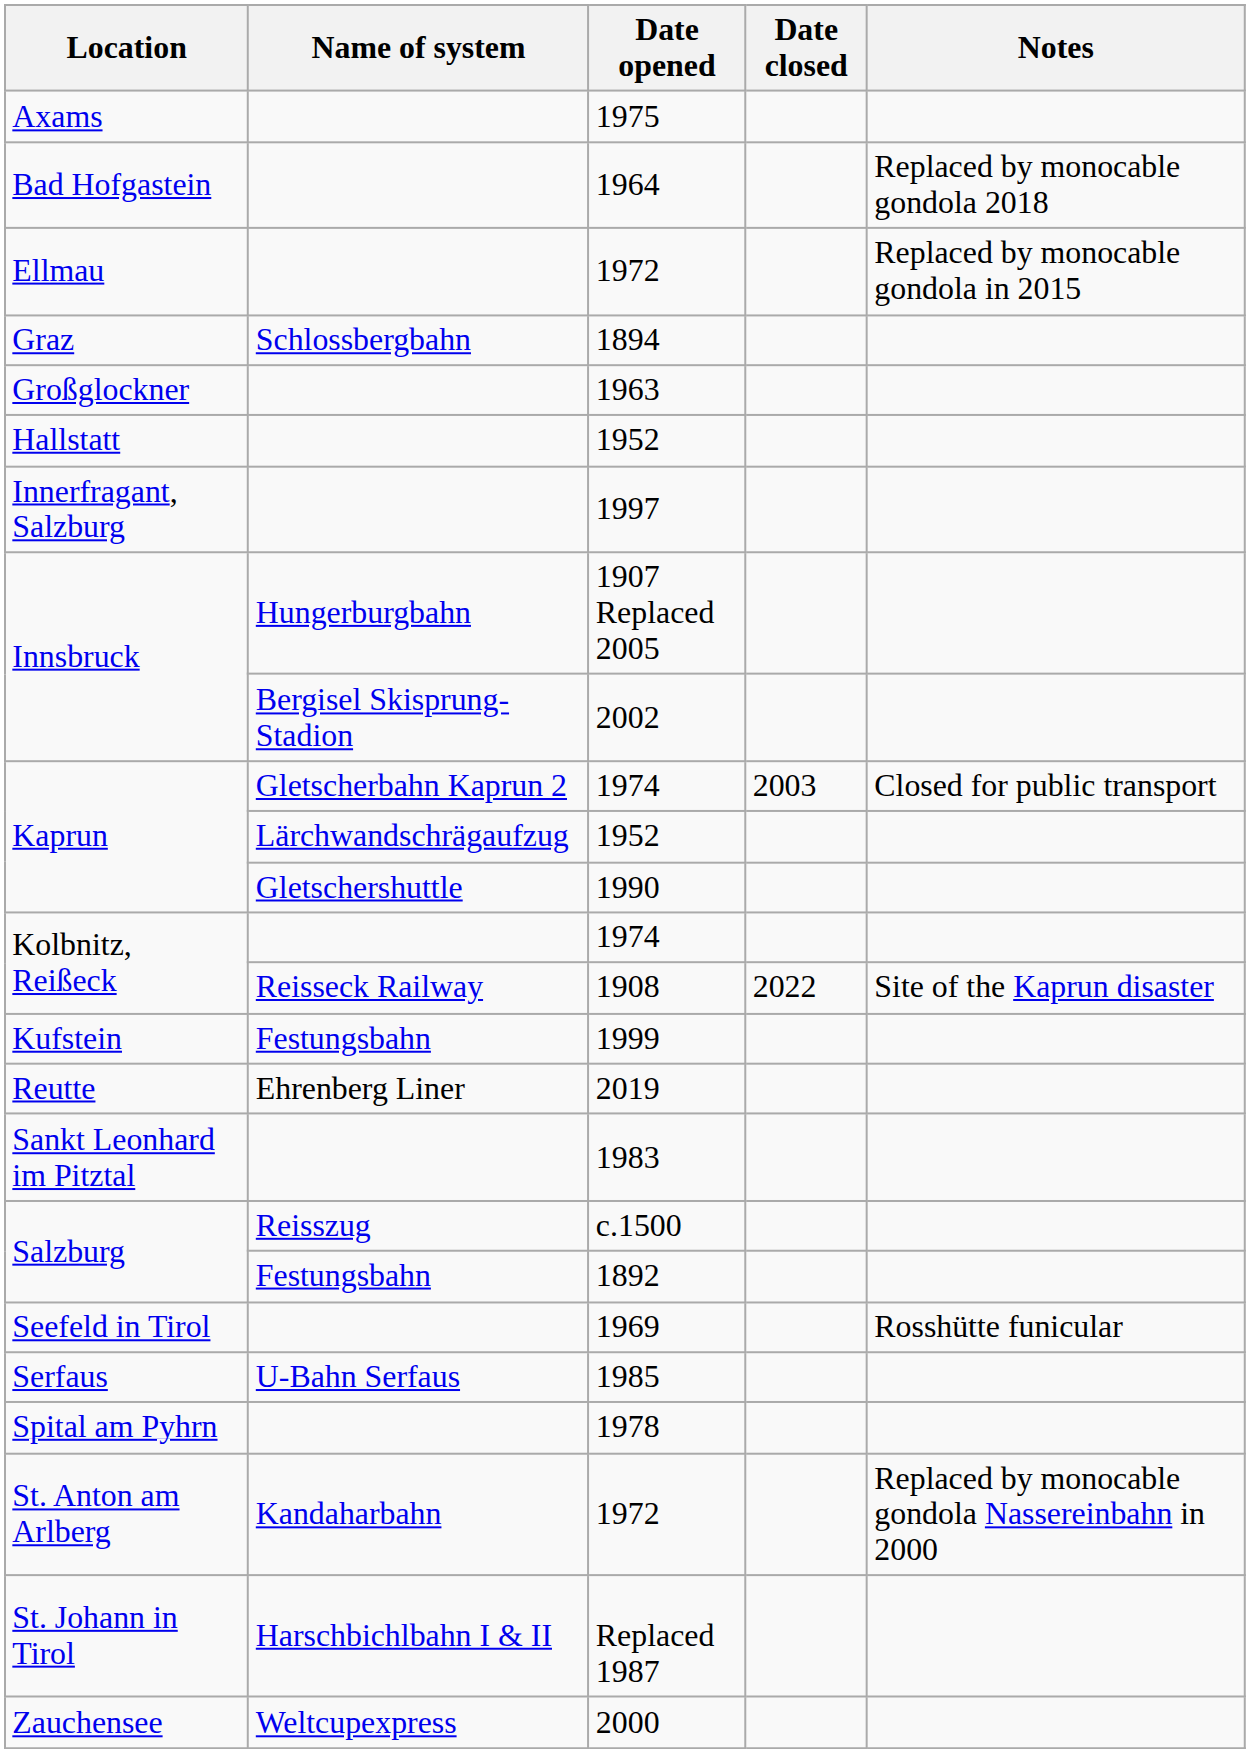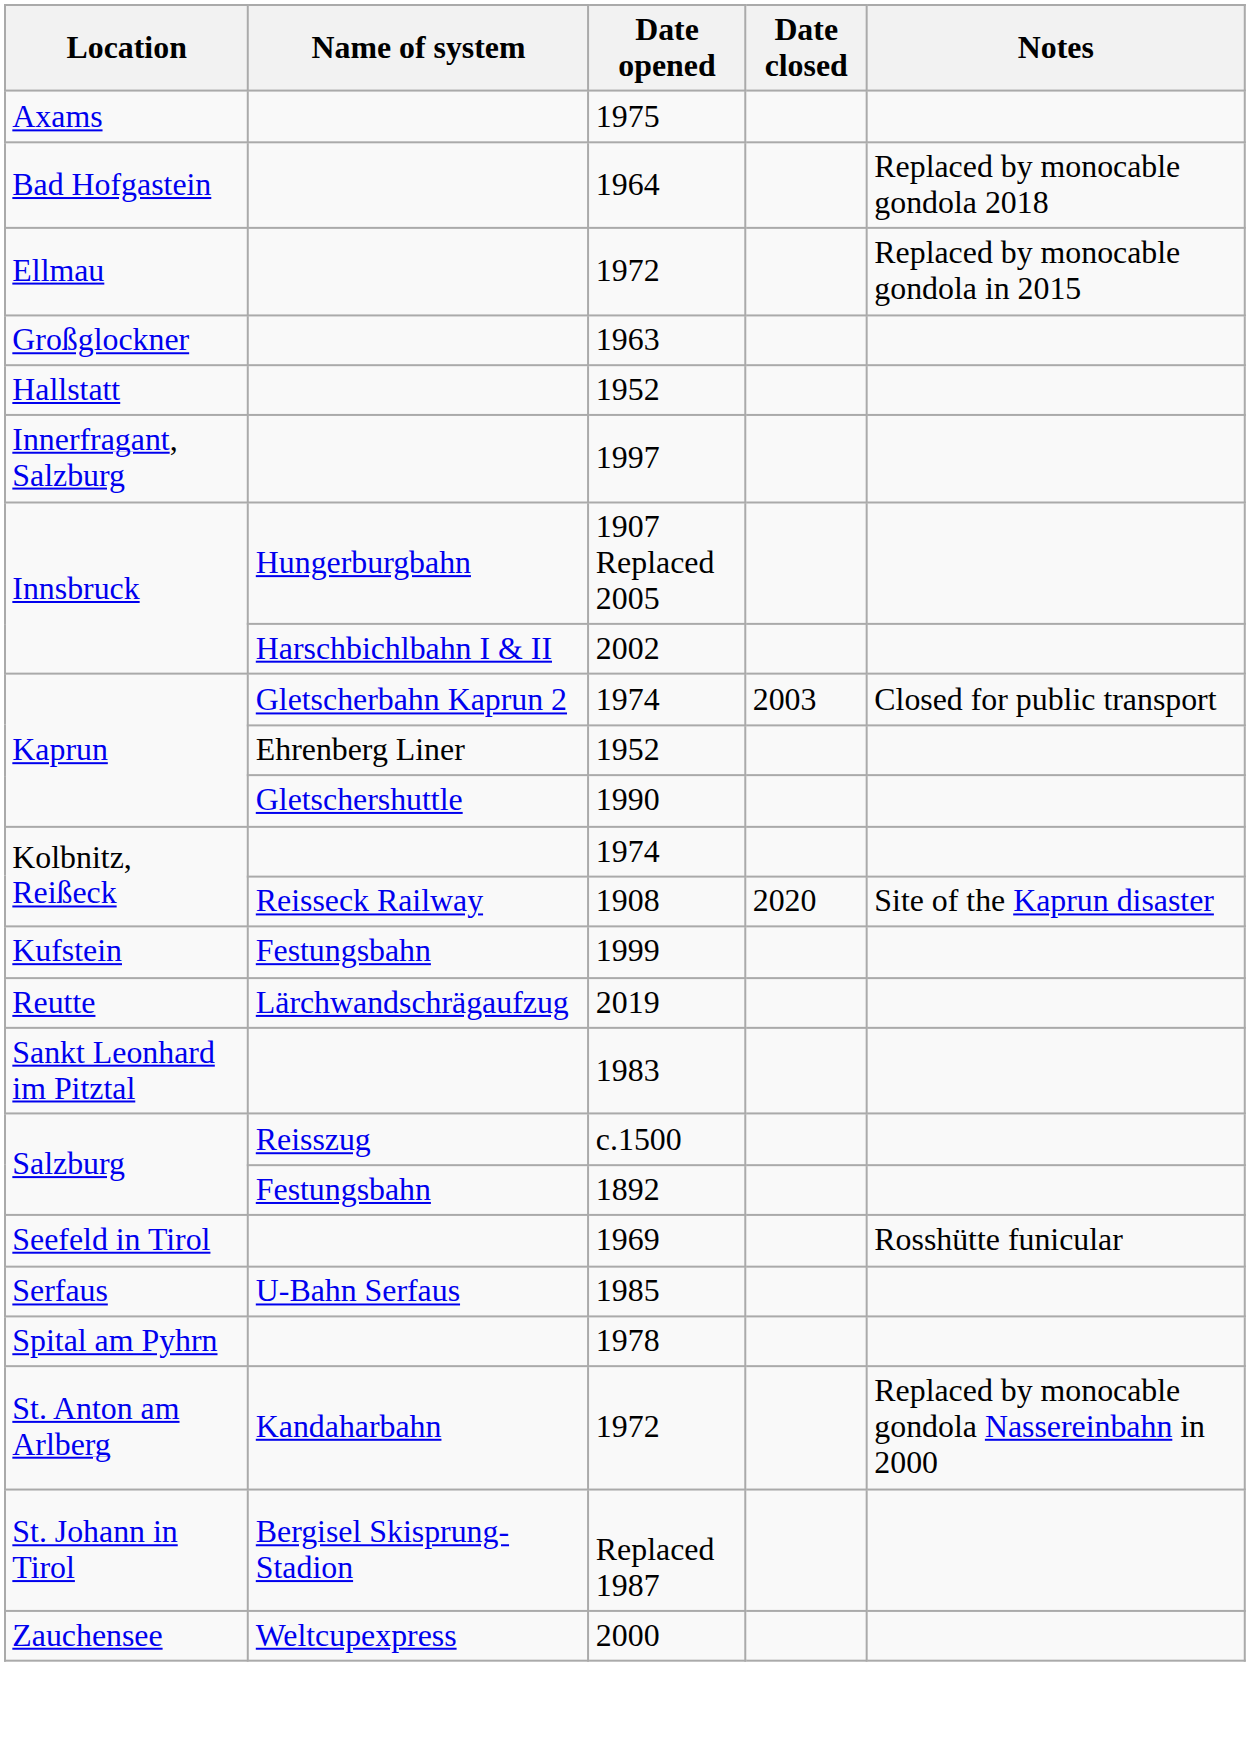- row: (43, 339)
(382, 717) Bergisel Skisprung-Stadion -> (404, 648) Harschbichlbahn I & II
(412, 835) Lärchwandschrägaufzug -> (360, 749) Ehrenberg Liner
(785, 987) 2022 -> (785, 901) 2020
(360, 1088) Ehrenberg Liner -> (412, 1002) Lärchwandschrägaufzug
(404, 1635) Harschbichlbahn I & II -> (382, 1549) Bergisel Skisprung-Stadion
